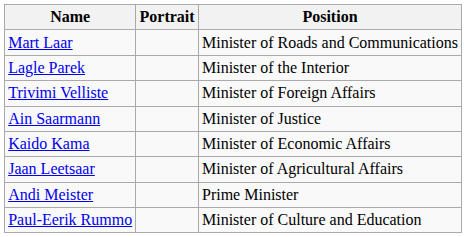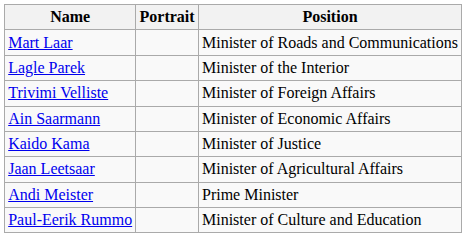(262, 118) Minister of Justice -> (296, 118) Minister of Economic Affairs
(296, 144) Minister of Economic Affairs -> (262, 144) Minister of Justice
